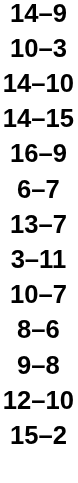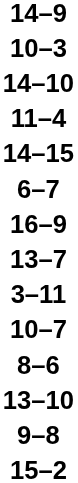+ row: (38, 118)
rows swapped: (38, 189) <-> (38, 154)
+ row: (38, 400)
- row: (38, 400)
